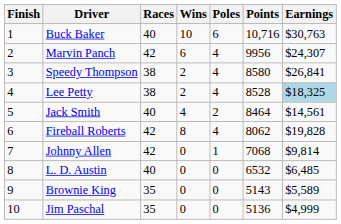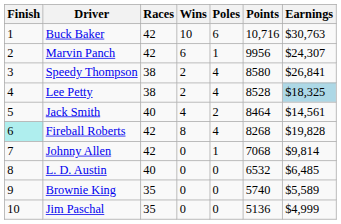(149, 33) 40 -> (149, 33) 42
(216, 53) 4 -> (216, 53) 1
(10, 131) no background -> (10, 131) paleturquoise background
(258, 131) 8062 -> (258, 131) 8268
(258, 190) 5143 -> (258, 190) 5740
